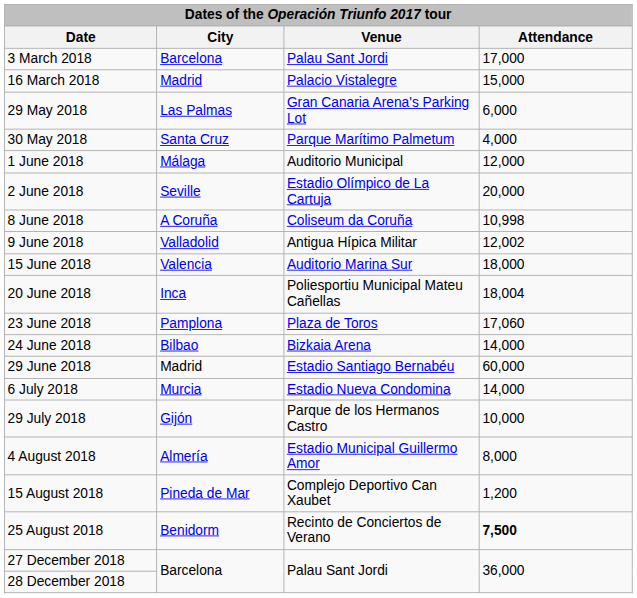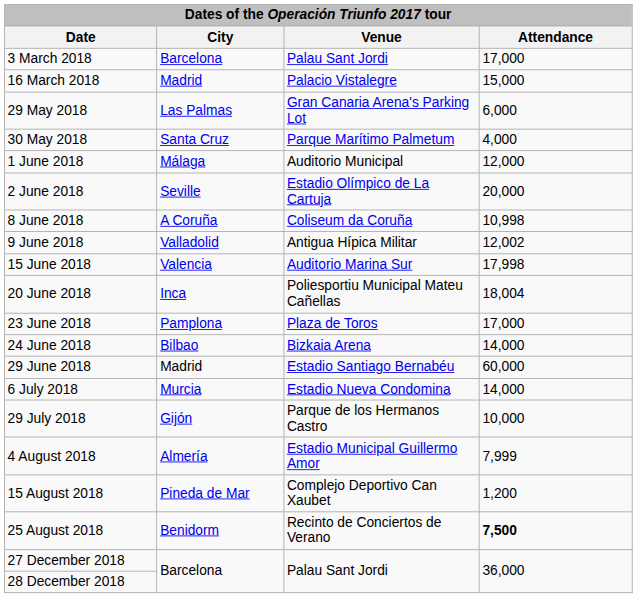(503, 264) 18,000 -> (503, 264) 17,998
(503, 323) 17,060 -> (503, 323) 17,000
(500, 456) 8,000 -> (500, 456) 7,999
